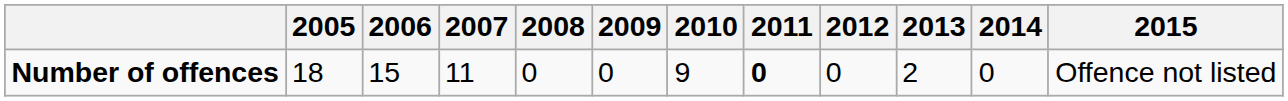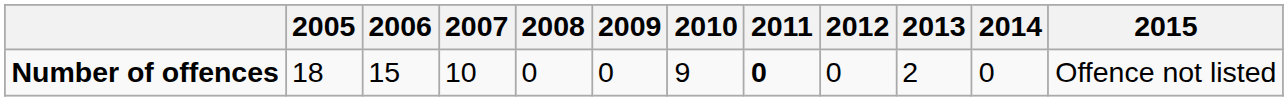(460, 72) 11 -> (461, 72) 10
